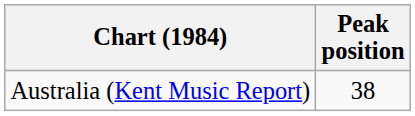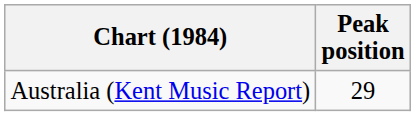(363, 90) 38 -> (363, 90) 29
